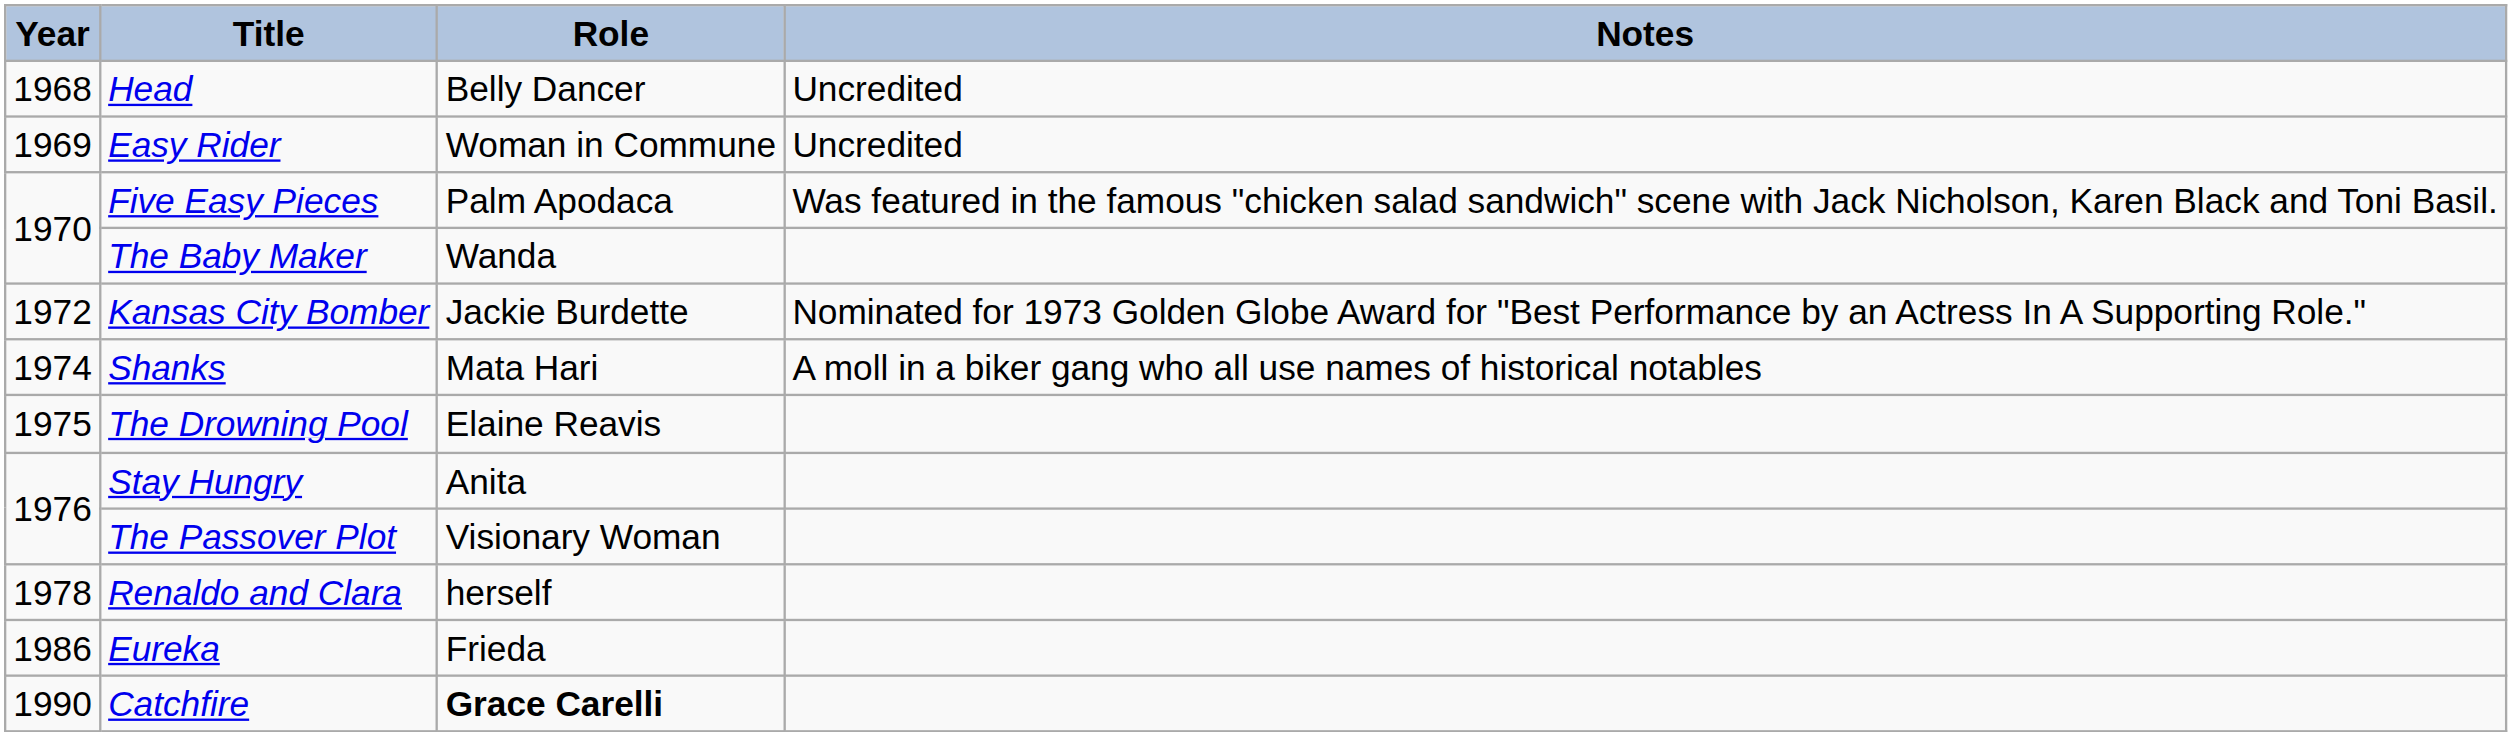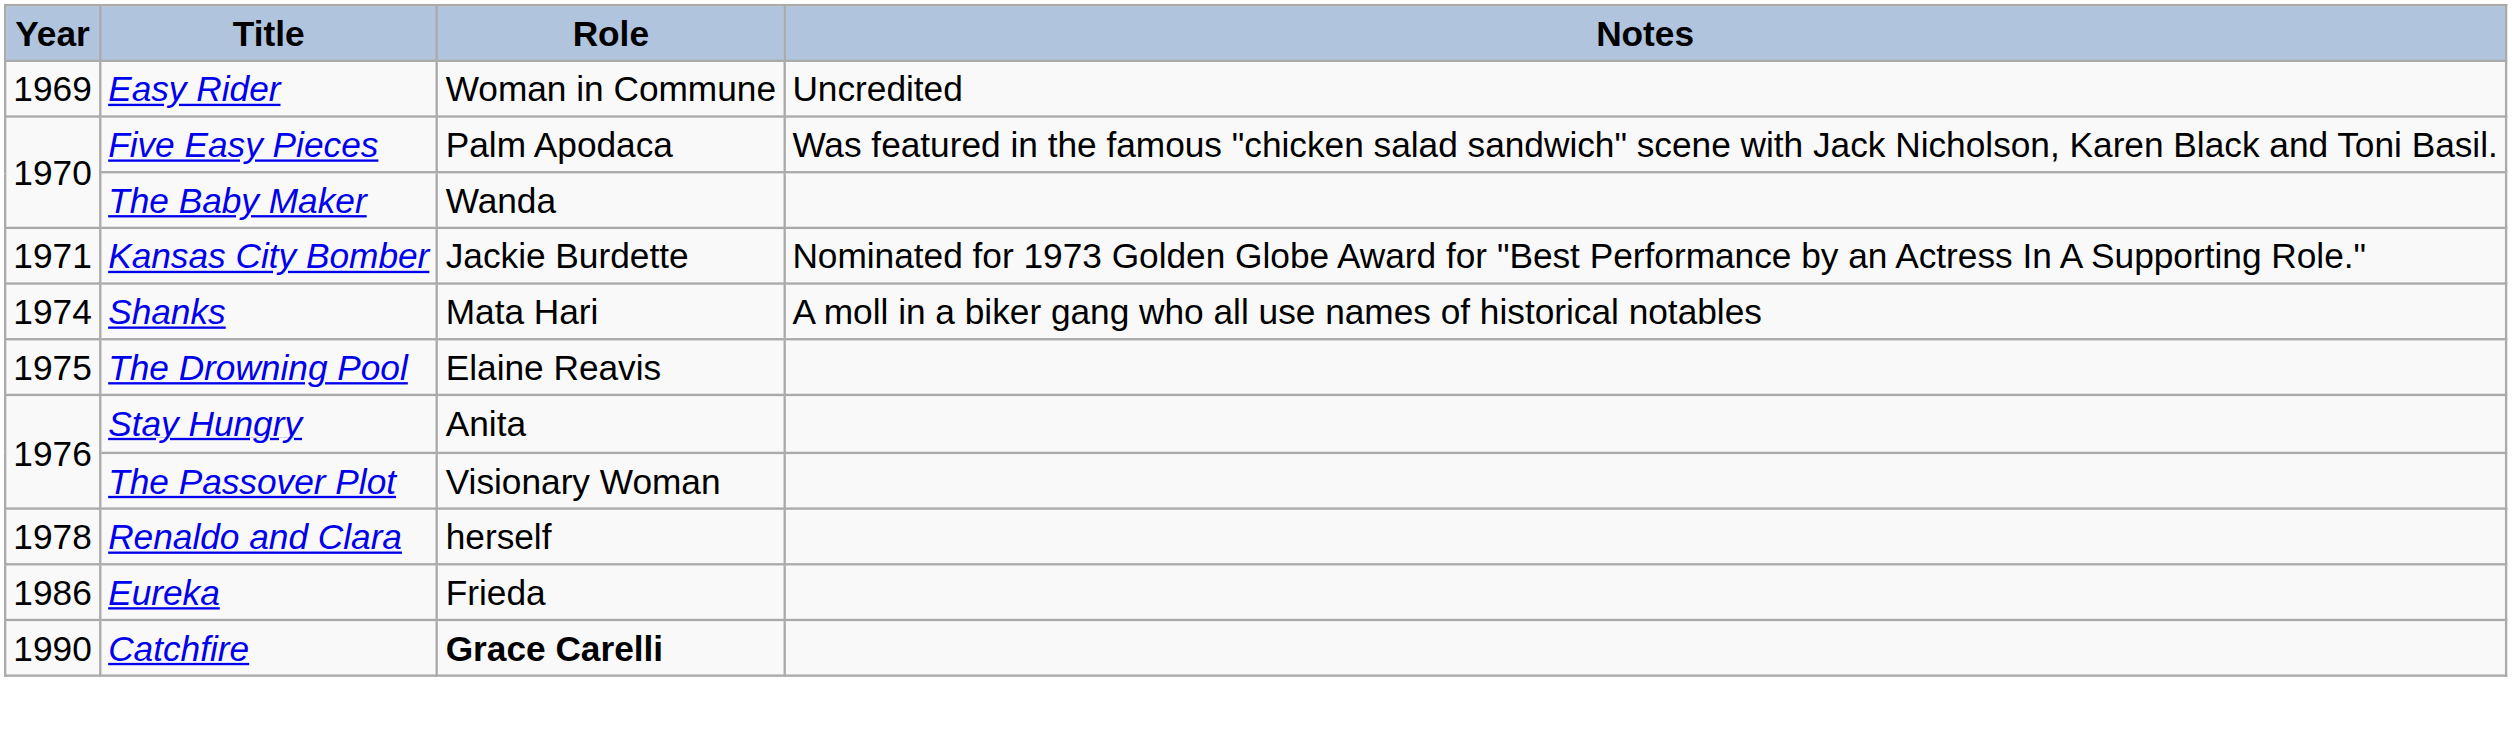- row: (150, 89)
(53, 312) 1972 -> (53, 257) 1971
